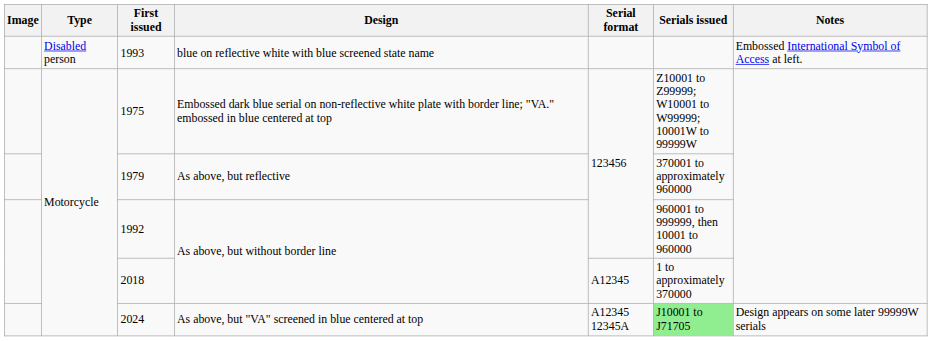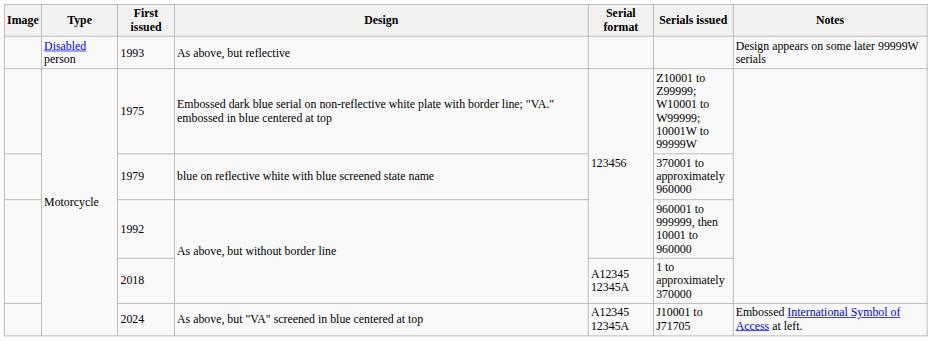(306, 52) blue on reflective white with blue screened state name -> (234, 52) As above, but reflective
(818, 52) Embossed International Symbol of Access at left. -> (827, 52) Design appears on some later 99999W serials
(234, 176) As above, but reflective -> (306, 176) blue on reflective white with blue screened state name
(610, 280) A12345 -> (610, 280) A12345 12345A
(679, 319) lightgreen background -> (679, 319) no background
(827, 319) Design appears on some later 99999W serials -> (818, 319) Embossed International Symbol of Access at left.
